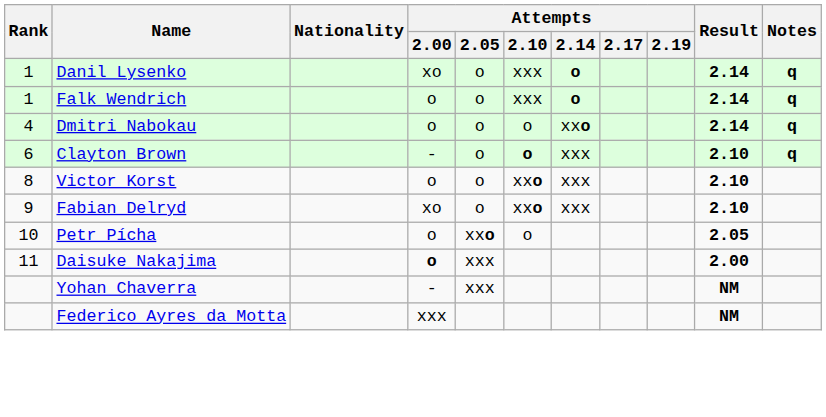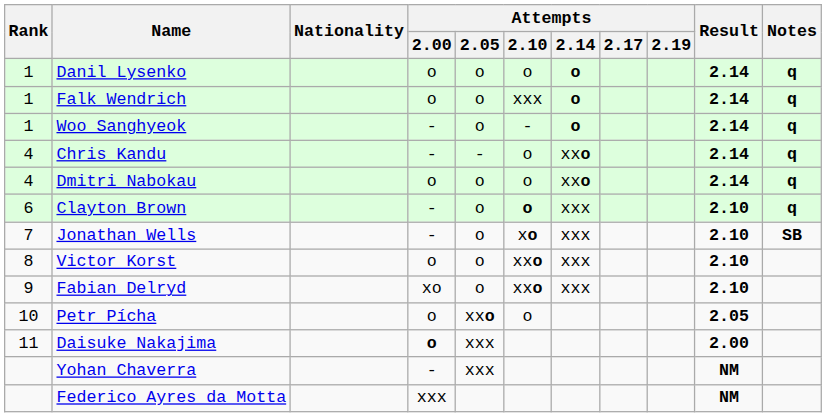(432, 72) xo -> (432, 72) o
(528, 72) xxx -> (528, 72) o
+ row: (121, 127)
+ row: (111, 154)
+ row: (126, 235)
